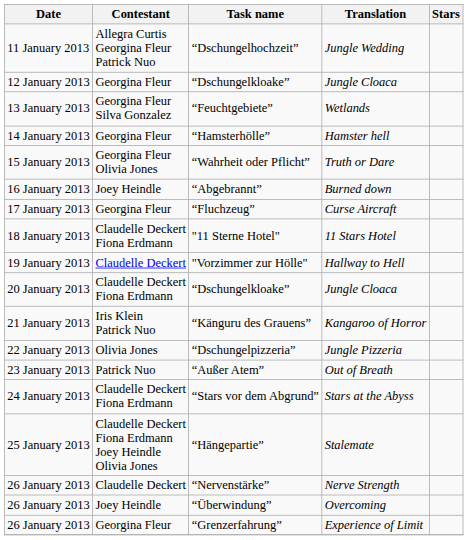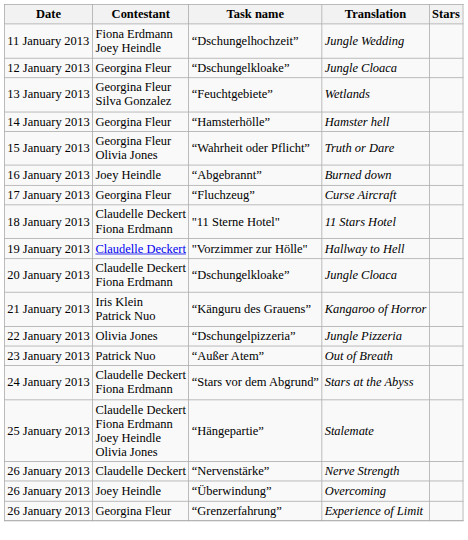(133, 48) Allegra Curtis Georgina Fleur Patrick Nuo -> (134, 41) Fiona Erdmann Joey Heindle
